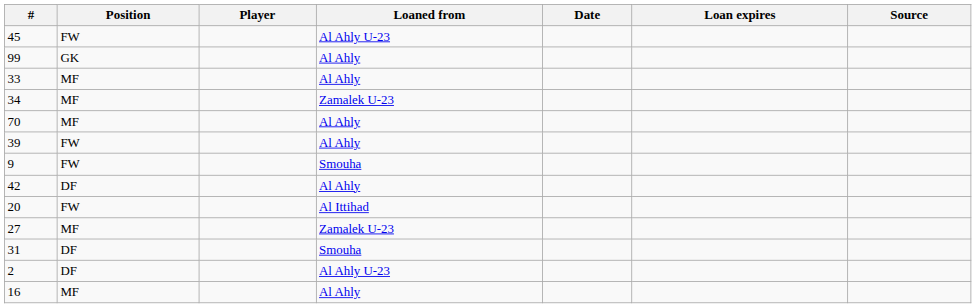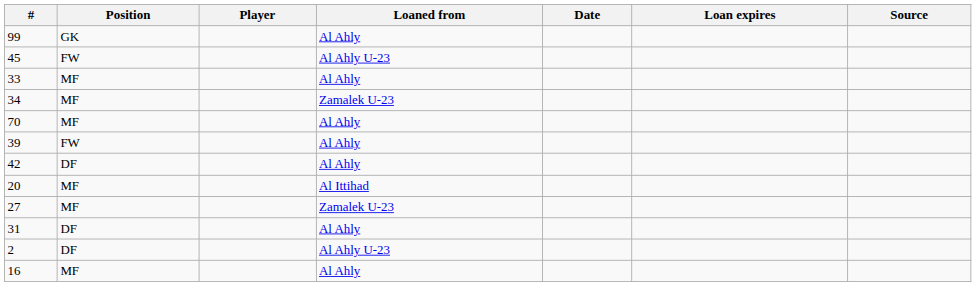rows swapped: (14, 36) <-> (14, 57)
- row: (11, 164)
(70, 207) FW -> (70, 185) MF
(340, 249) Smouha -> (340, 228) Al Ahly
